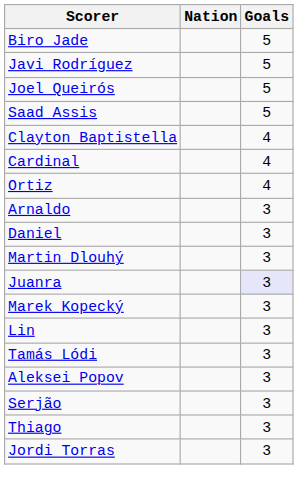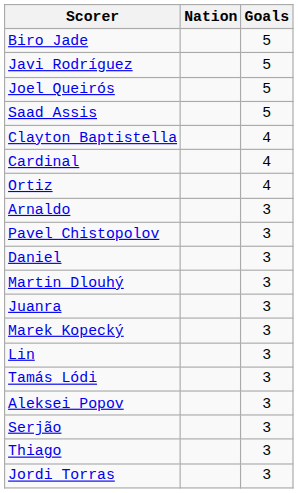+ row: (84, 234)
(267, 282) lavender background -> (267, 306) no background
